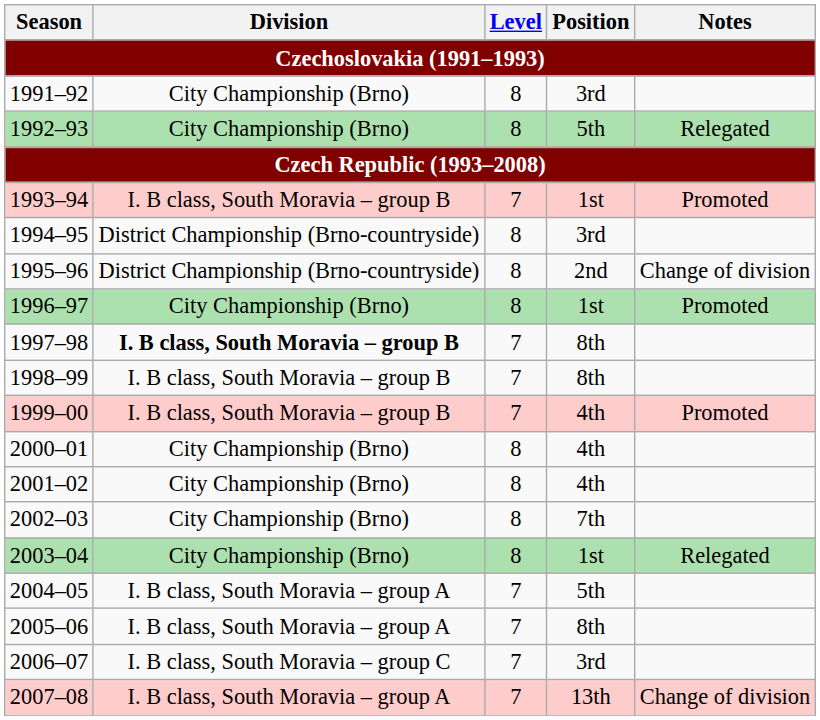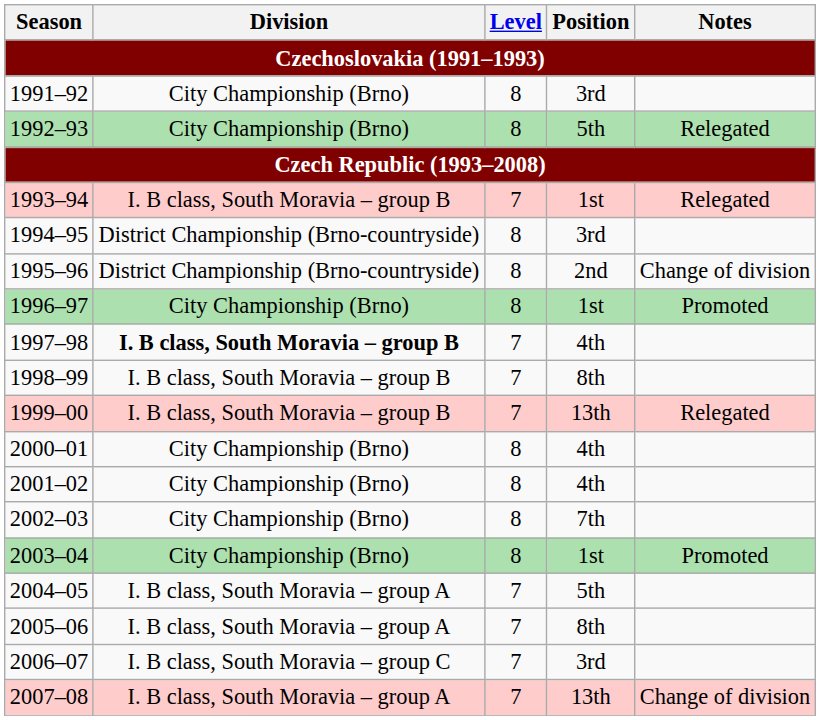(725, 199) Promoted -> (725, 199) Relegated
(591, 341) 8th -> (591, 341) 4th
(591, 413) 4th -> (591, 413) 13th
(725, 413) Promoted -> (725, 413) Relegated
(725, 555) Relegated -> (725, 555) Promoted
